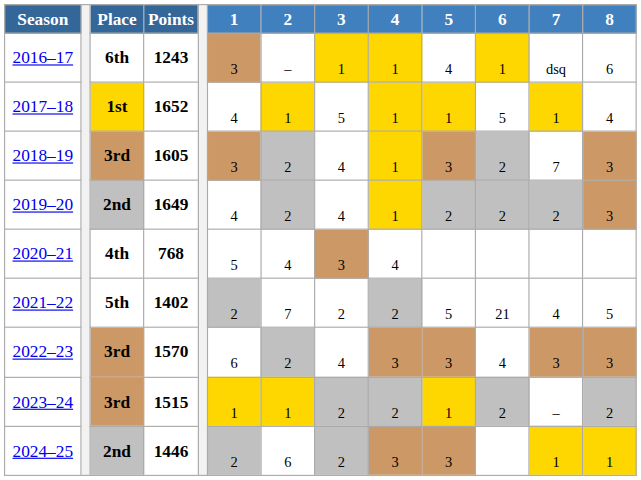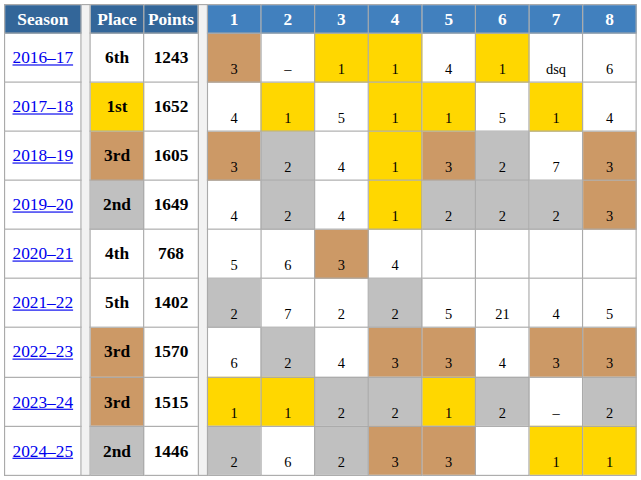(288, 266) 4 -> (288, 266) 6
